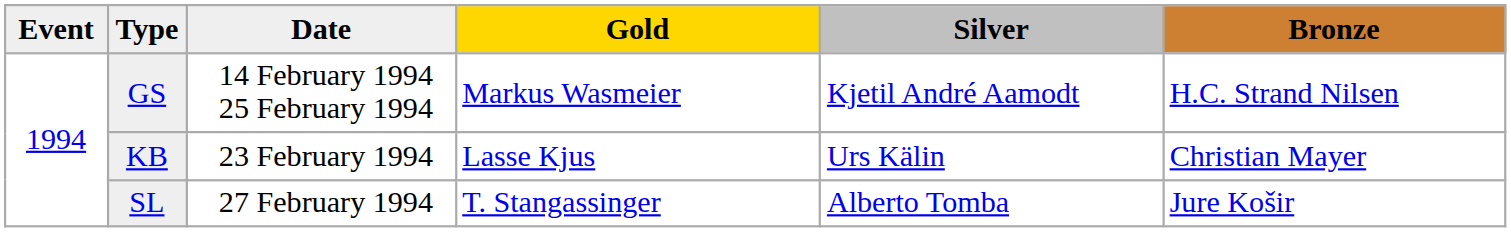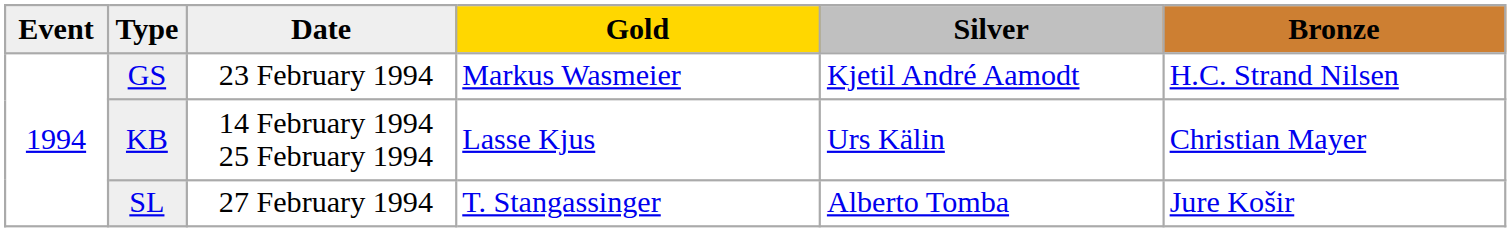(333, 92) 14 February 1994 25 February 1994 -> (333, 75) 23 February 1994
(333, 155) 23 February 1994 -> (333, 139) 14 February 1994 25 February 1994
